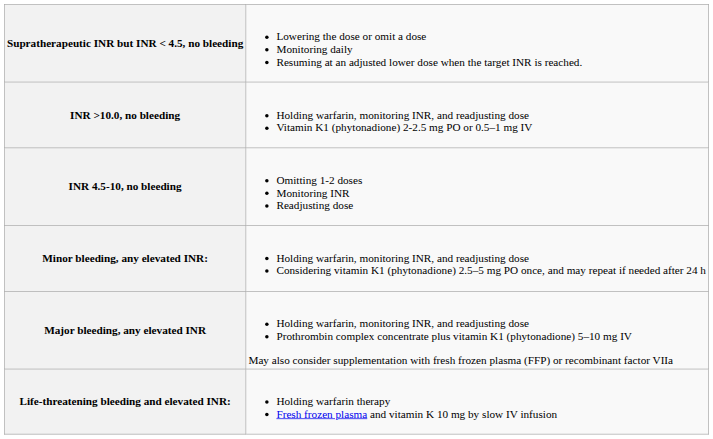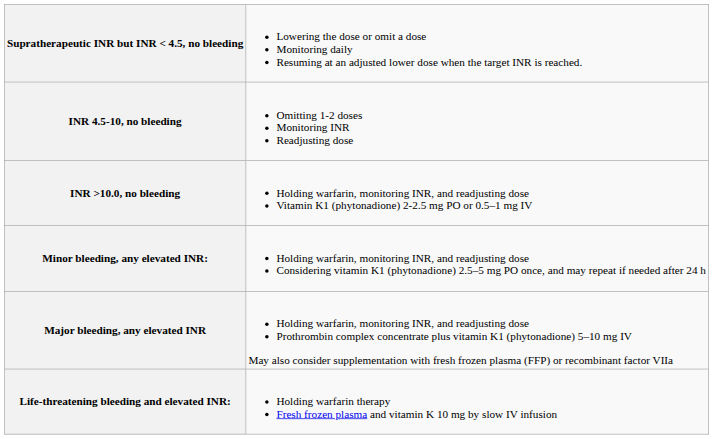rows swapped: (125, 186) <-> (125, 115)
